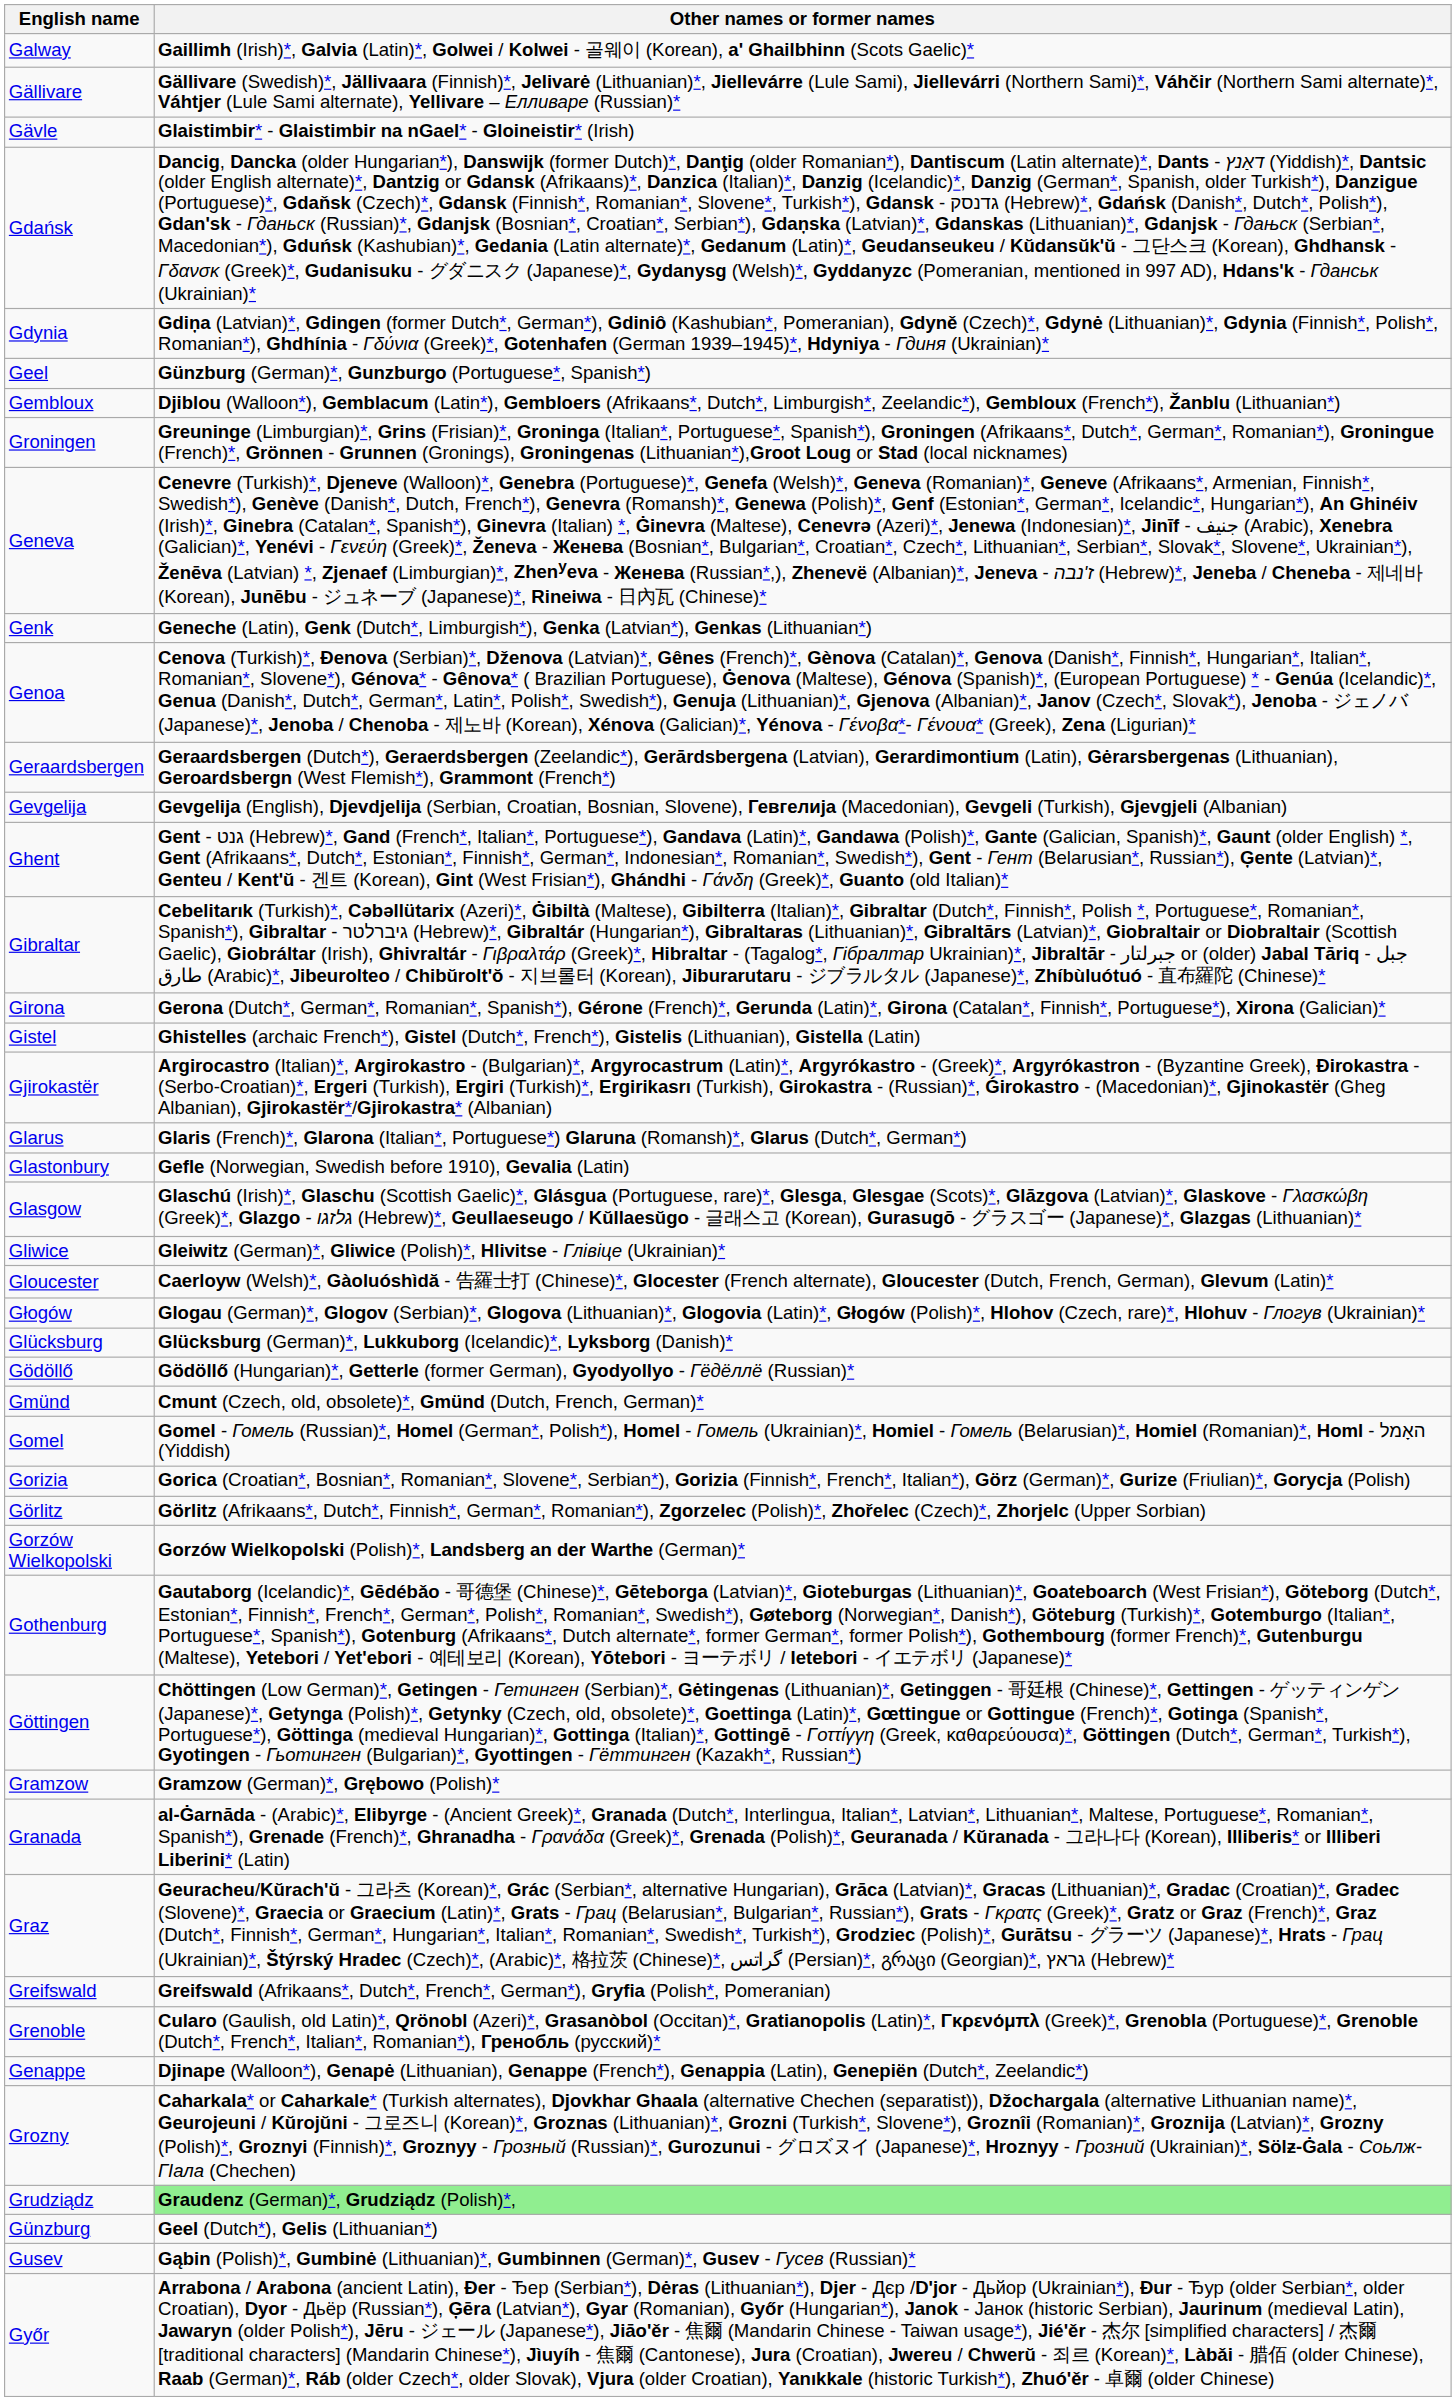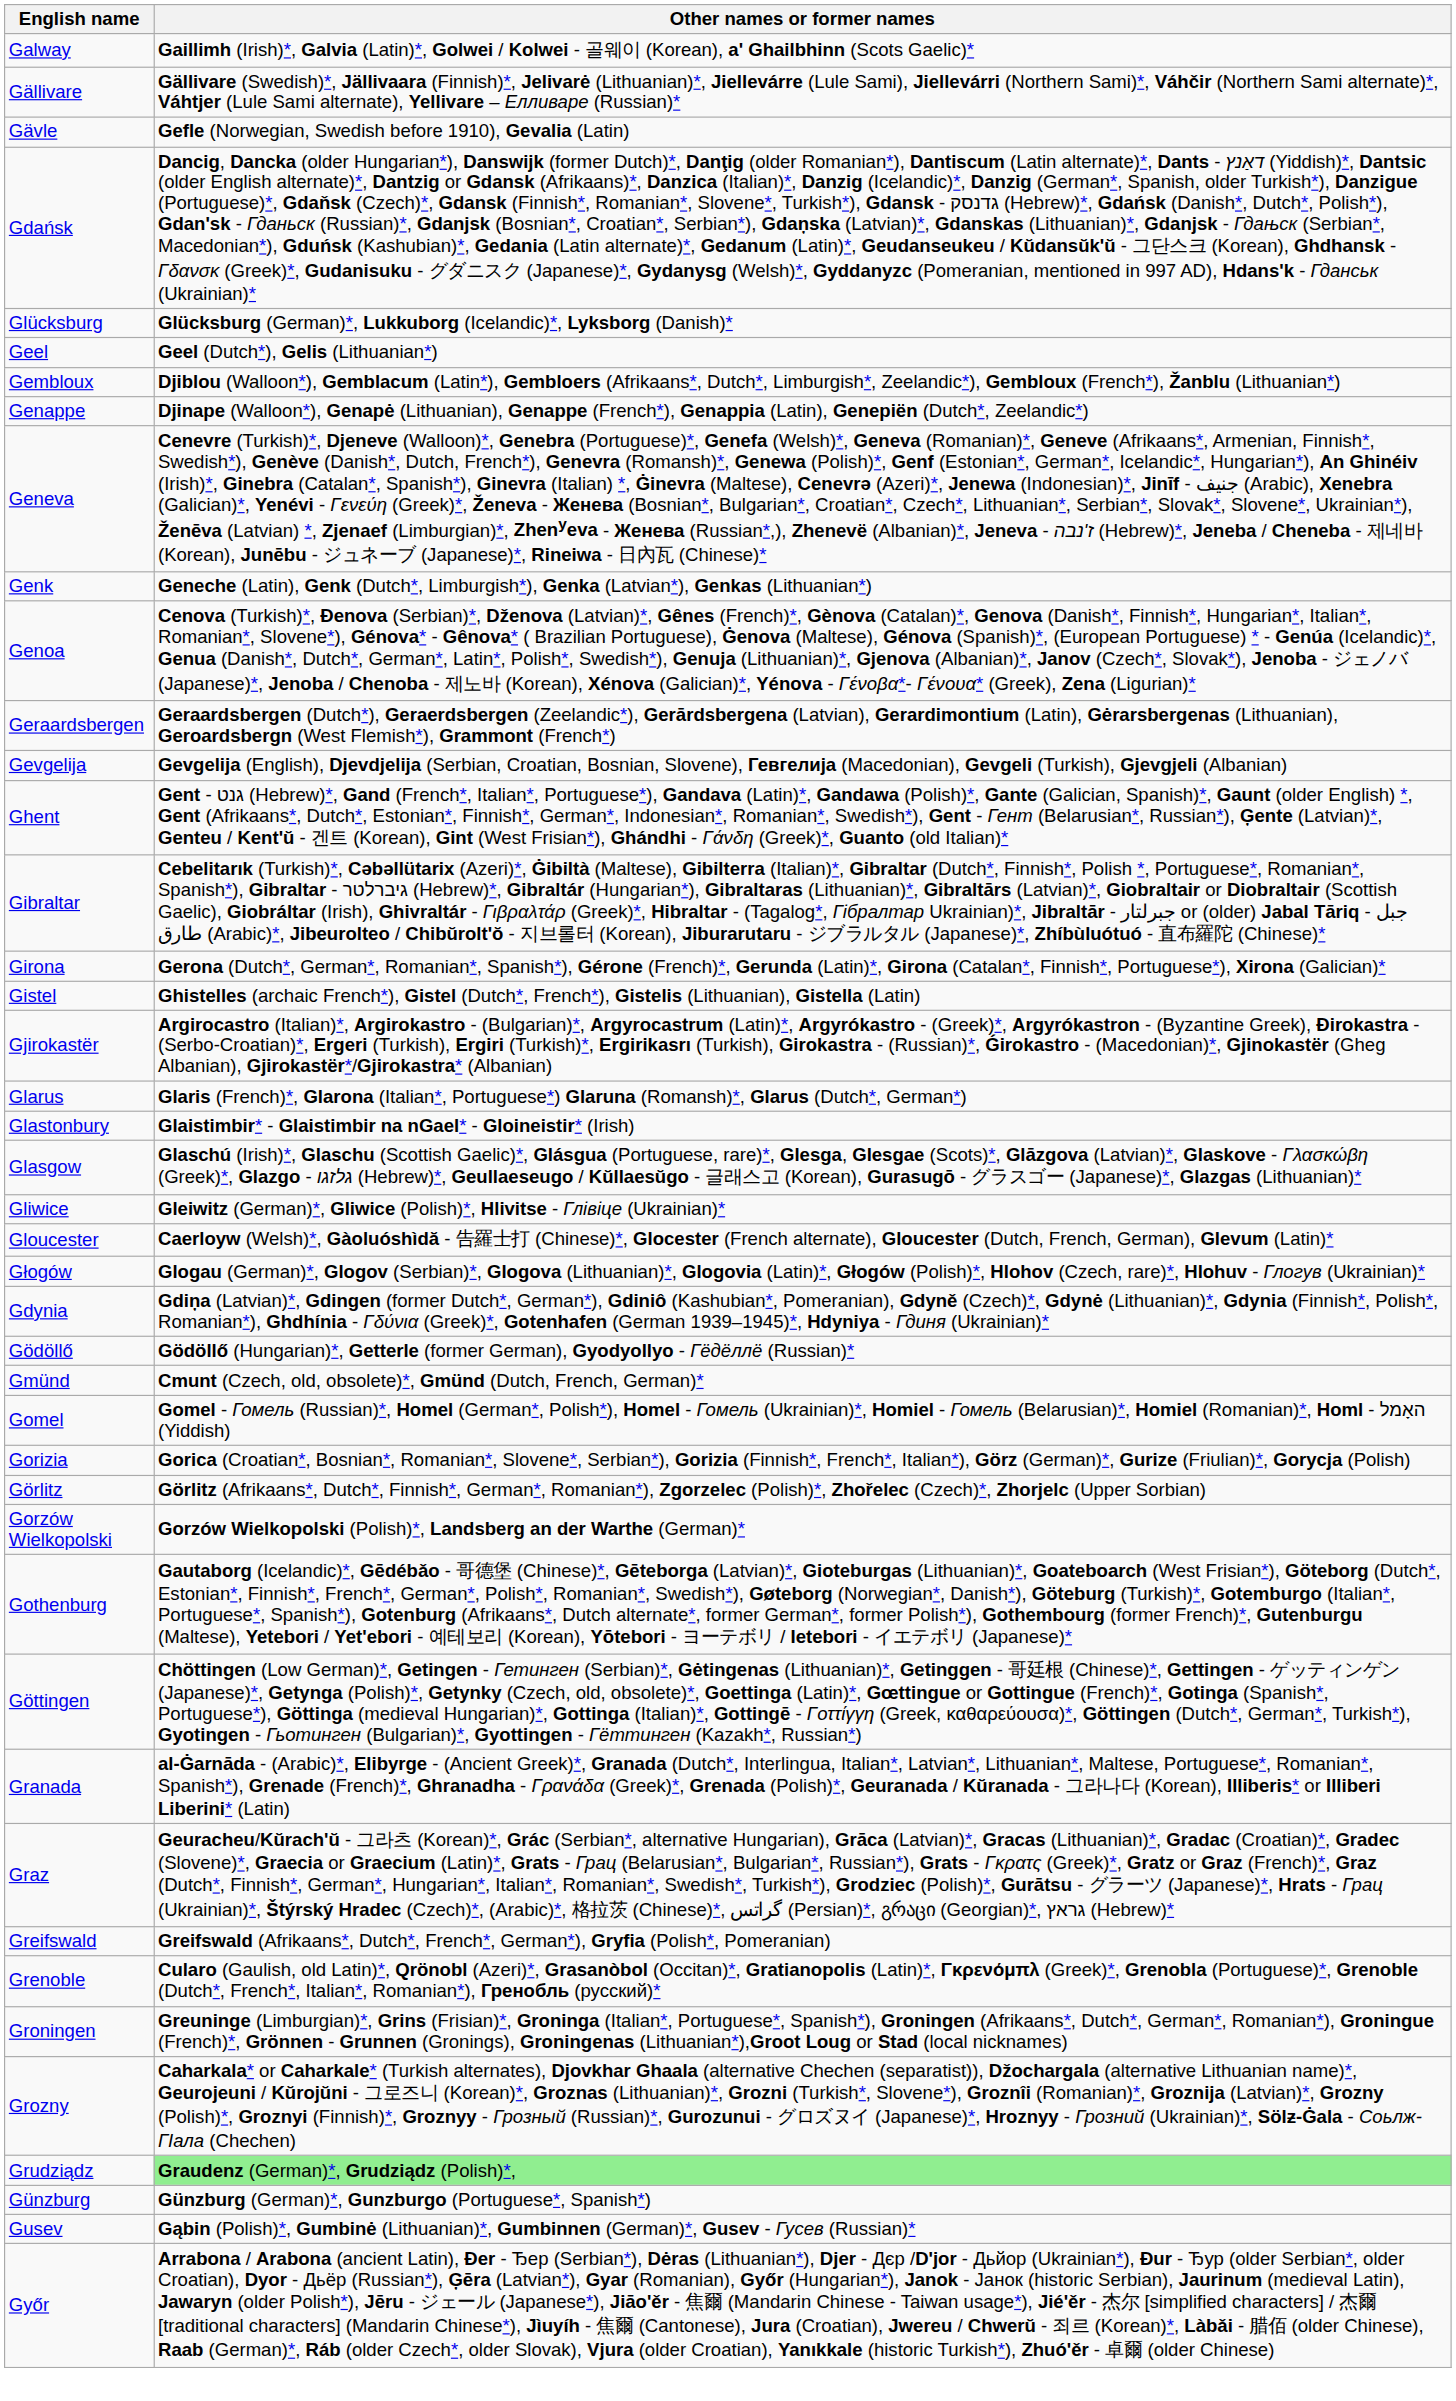(396, 131) Glaistimbir* - Glaistimbir na nGael* - Gloineistir* (Irish) -> (394, 131) Gefle (Norwegian, Swedish before 1910), Gevalia (Latin)
rows swapped: (38, 333) <-> (56, 1342)
(404, 373) Günzburg (German)*, Gunzburgo (Portuguese*, Spanish*) -> (298, 352) Geel (Dutch*), Gelis (Lithuanian*)
rows swapped: (47, 2071) <-> (52, 442)
(394, 1167) Gefle (Norwegian, Swedish before 1910), Gevalia (Latin) -> (396, 1125) Glaistimbir* - Glaistimbir na nGael* - Gloineistir* (Irish)
- row: (49, 1784)
(298, 2229) Geel (Dutch*), Gelis (Lithuanian*) -> (404, 2199) Günzburg (German)*, Gunzburgo (Portuguese*, Spanish*)
